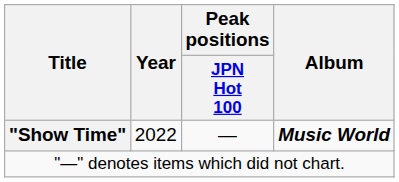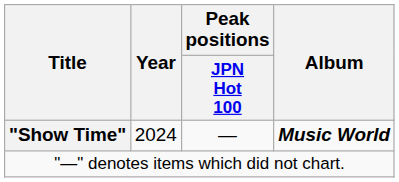(156, 135) 2022 -> (156, 135) 2024
